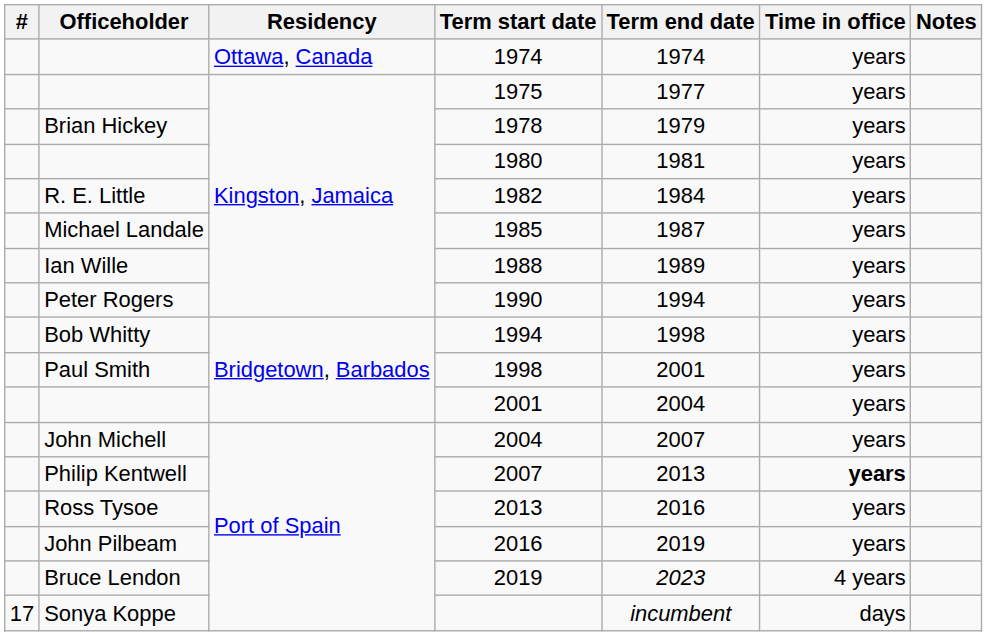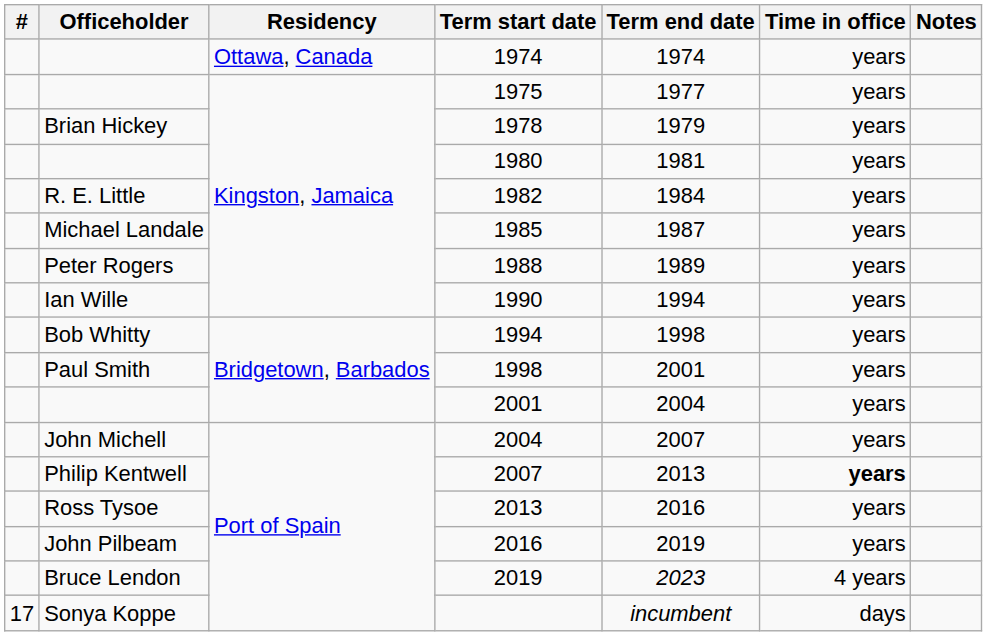(86, 265) Ian Wille -> (109, 265) Peter Rogers
(109, 299) Peter Rogers -> (86, 299) Ian Wille
